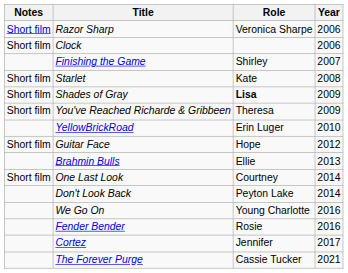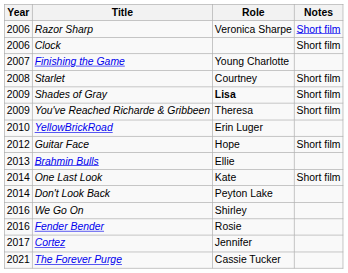columns swapped: (329, 12) <-> (29, 12)
(252, 62) Shirley -> (252, 62) Young Charlotte
(246, 78) Kate -> (236, 78) Courtney
(257, 177) Courtney -> (226, 177) Kate
(273, 210) Young Charlotte -> (231, 210) Shirley
